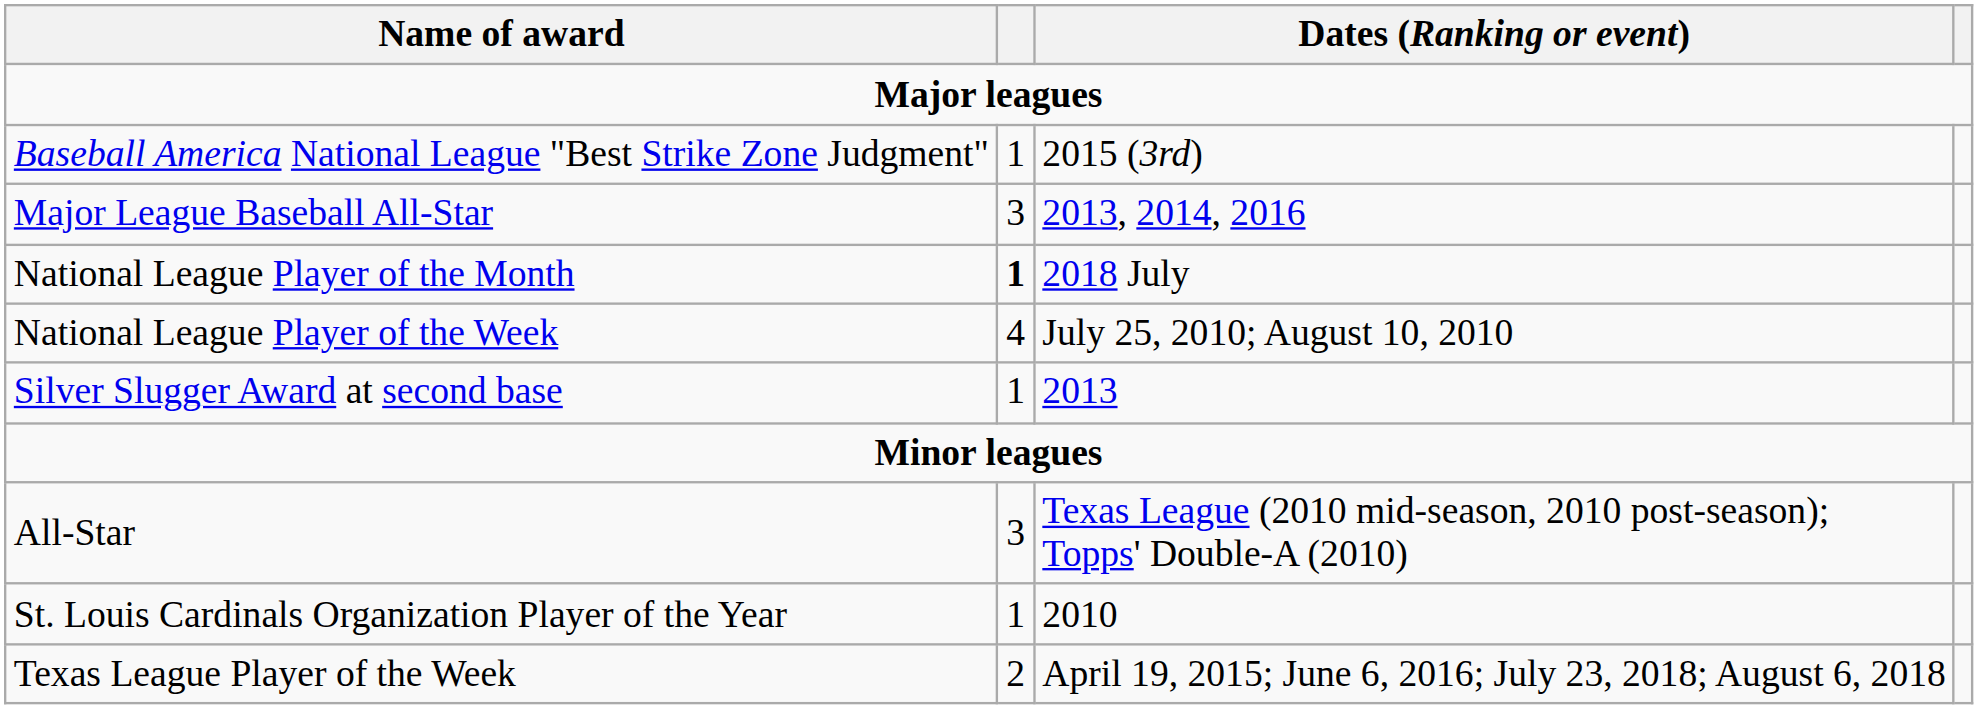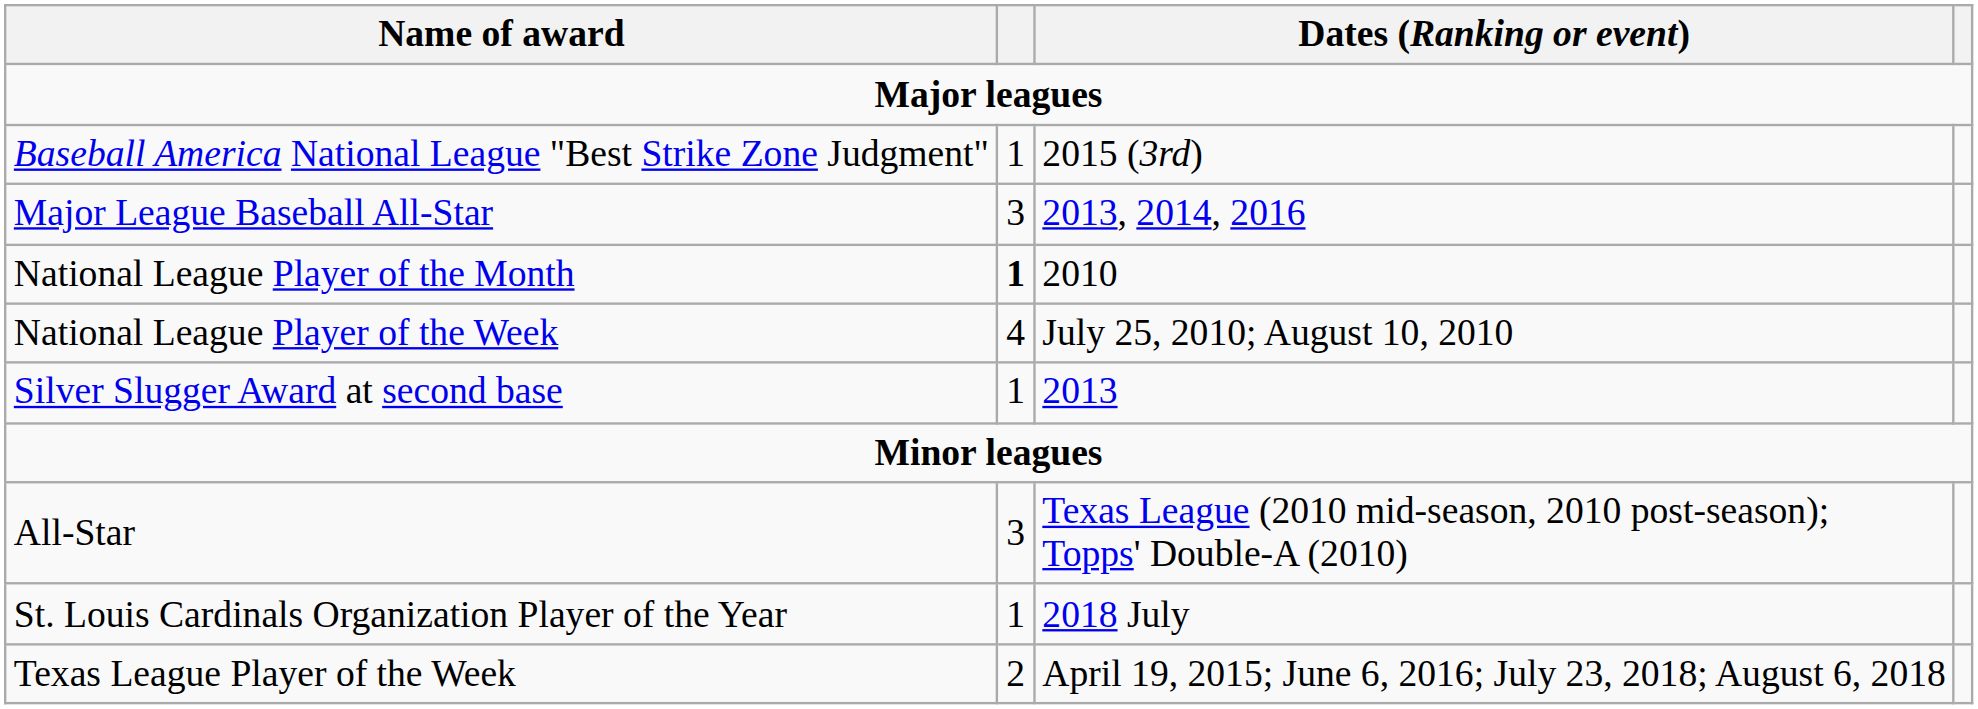(1116, 272) 2018 July -> (1080, 272) 2010
(1080, 613) 2010 -> (1116, 613) 2018 July
